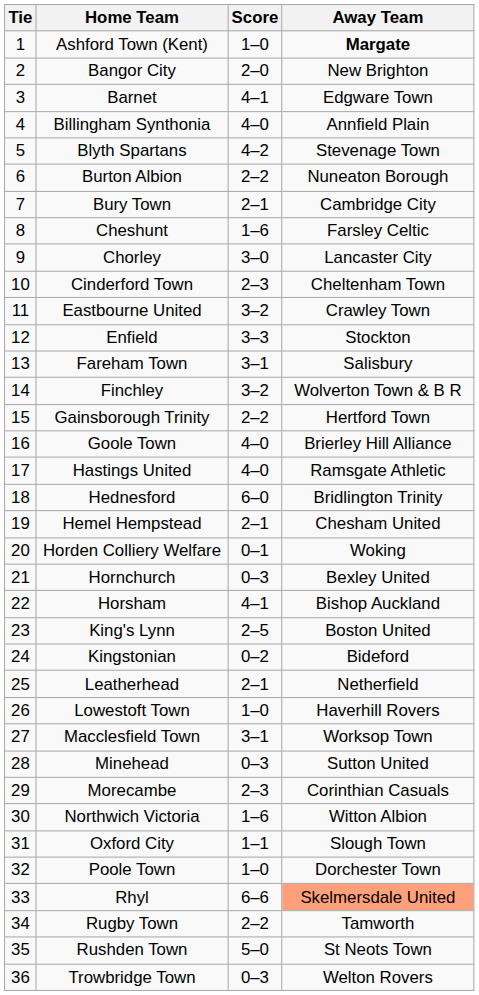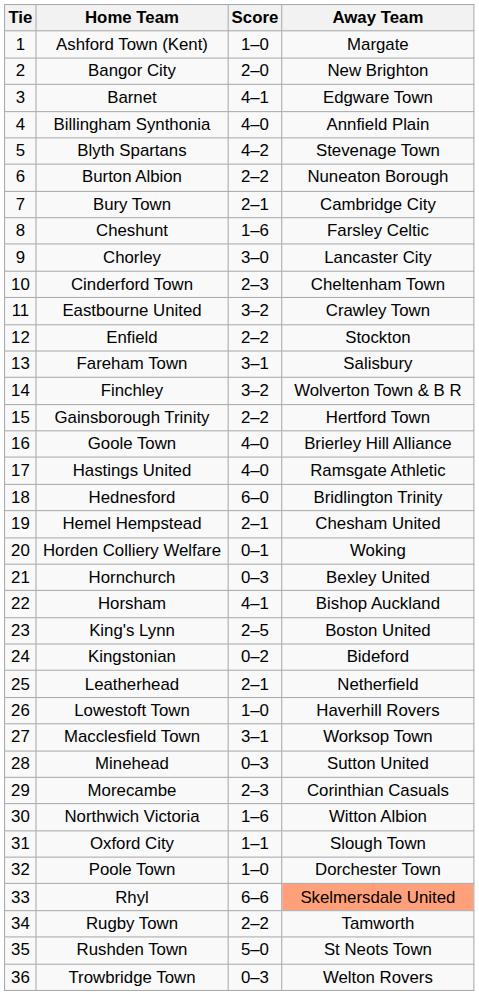(378, 44) bold -> (378, 44) normal
(255, 337) 3–3 -> (255, 337) 2–2
